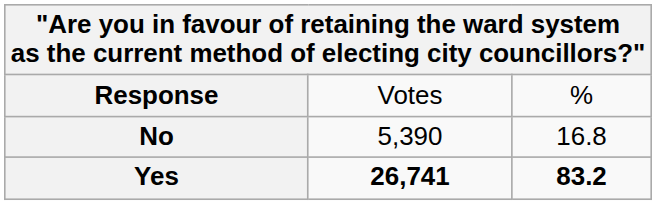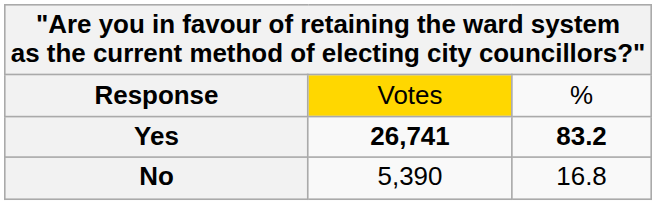(410, 95) no background -> (410, 95) gold background
rows swapped: (156, 177) <-> (156, 136)
